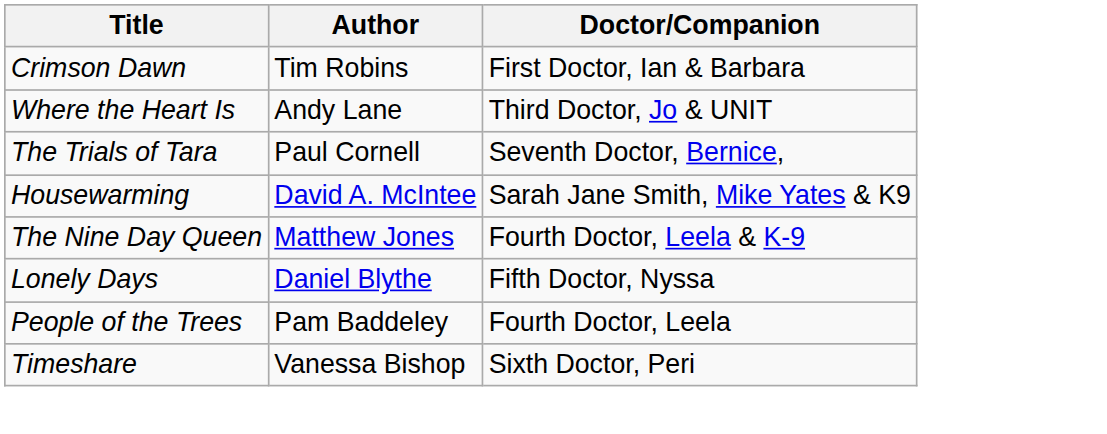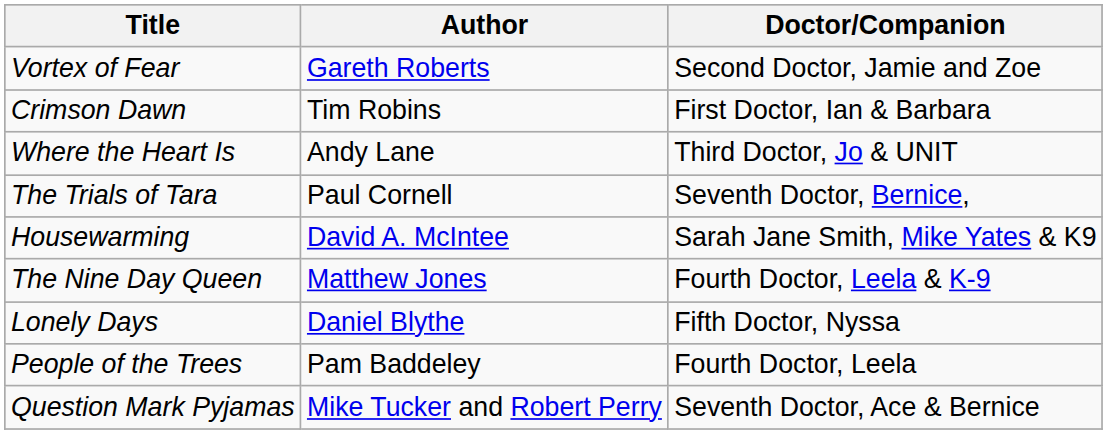+ row: (95, 68)
- row: (74, 364)
+ row: (153, 407)
